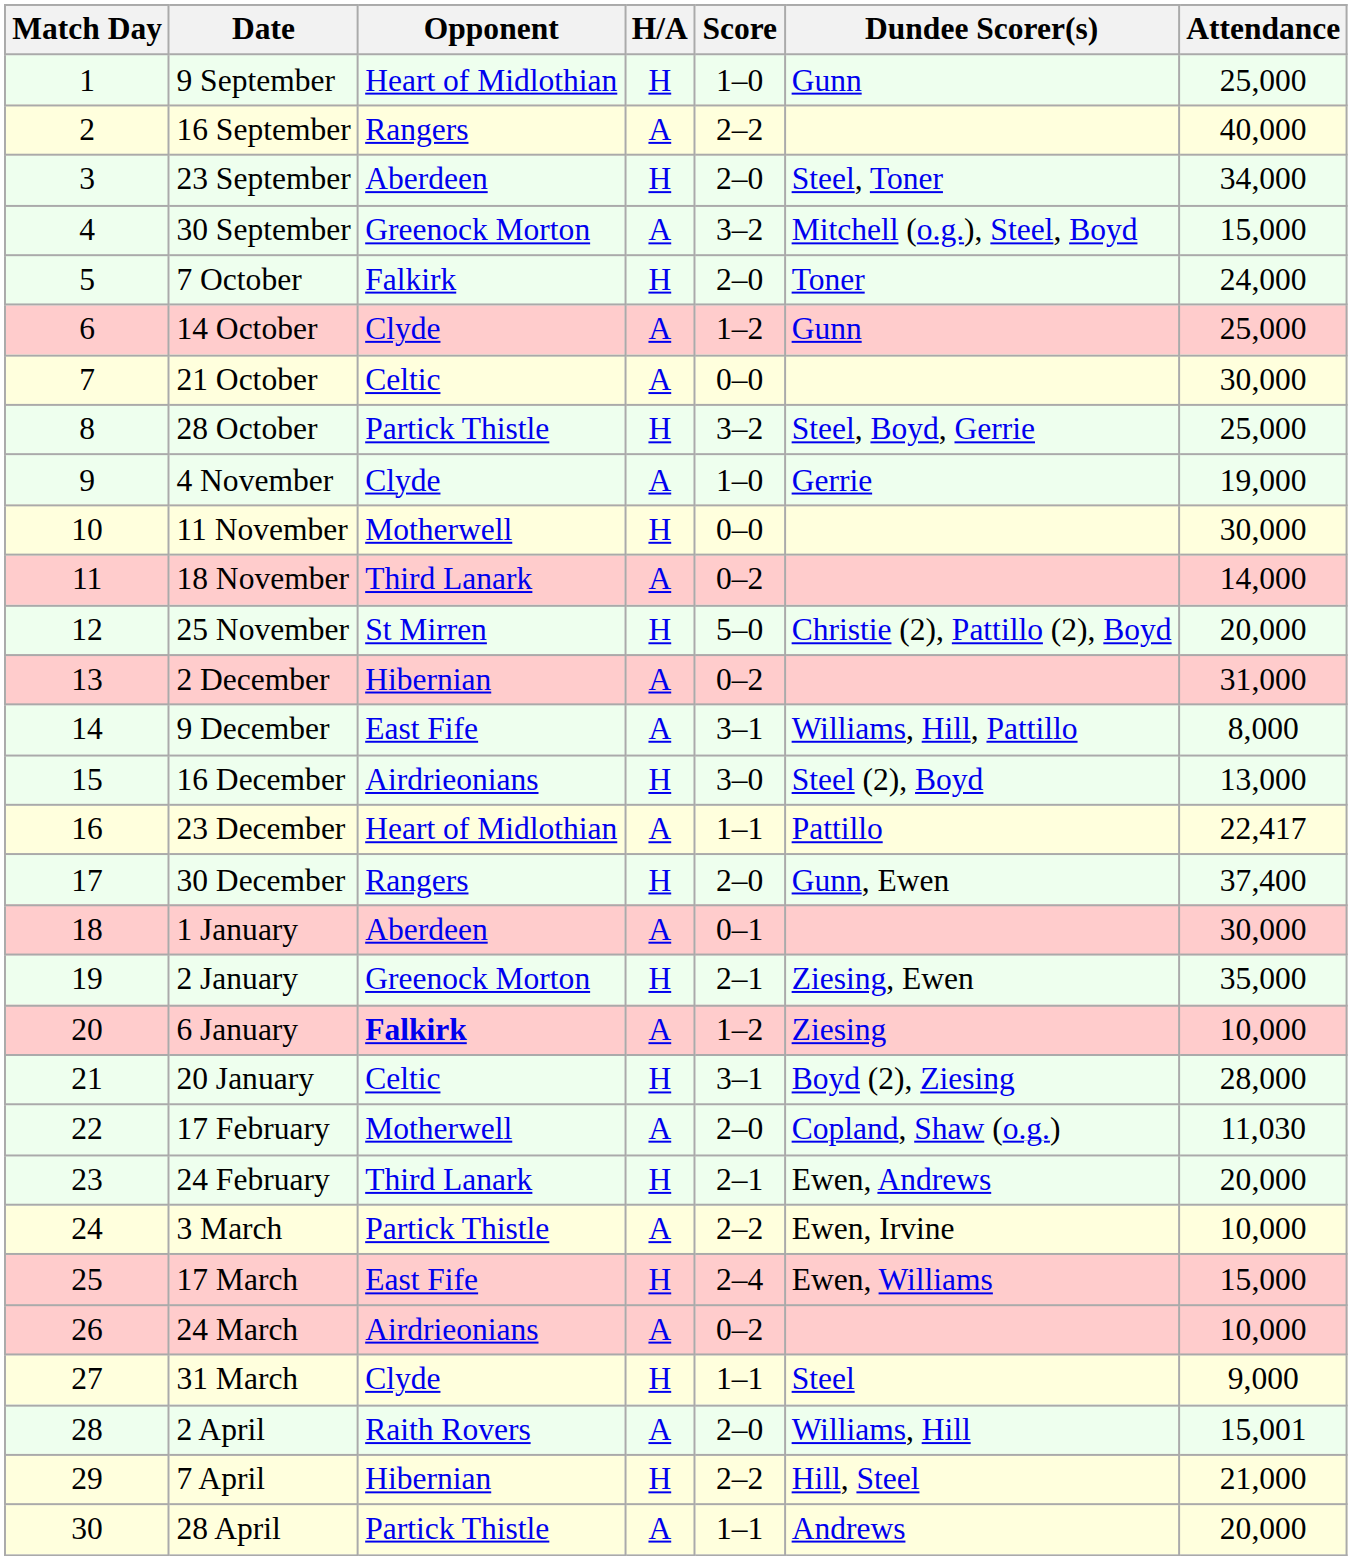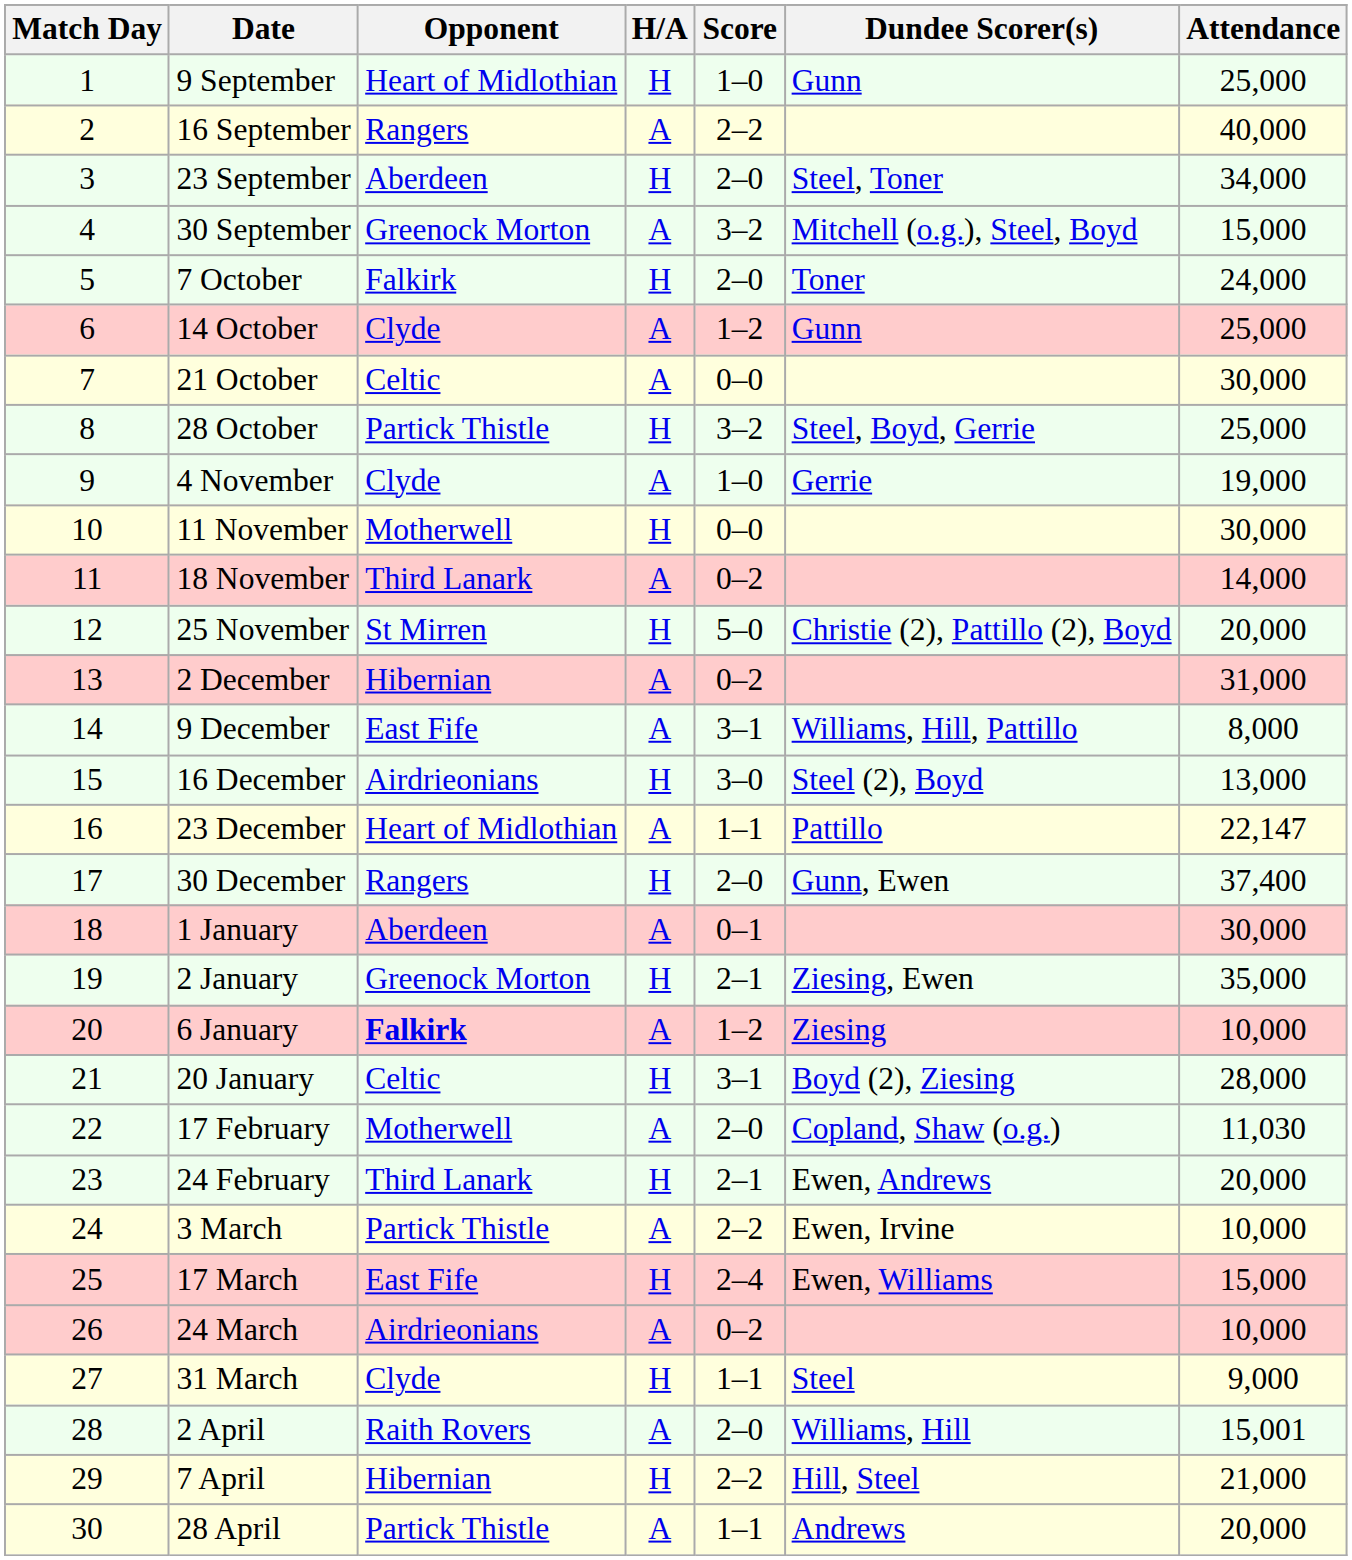(1263, 829) 22,417 -> (1263, 829) 22,147
